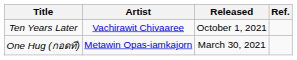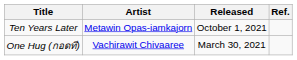(138, 27) Vachirawit Chivaaree -> (138, 27) Metawin Opas-iamkajorn
(138, 45) Metawin Opas-iamkajorn -> (138, 45) Vachirawit Chivaaree
